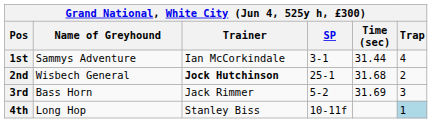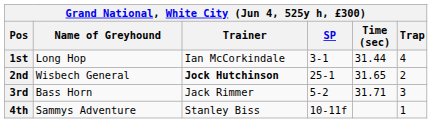(86, 59) Sammys Adventure -> (61, 59) Long Hop
(370, 76) 31.68 -> (370, 76) 31.65
(370, 93) 31.69 -> (370, 93) 31.71
(61, 110) Long Hop -> (86, 110) Sammys Adventure
(403, 110) lightblue background -> (403, 110) no background
